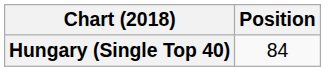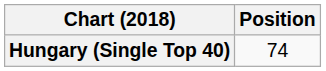(277, 50) 84 -> (277, 50) 74
